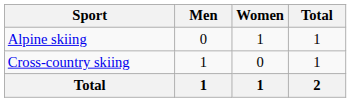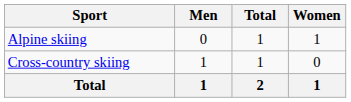columns swapped: (260, 16) <-> (317, 16)
